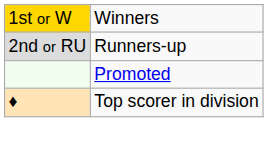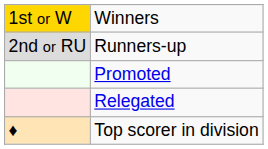+ row: (134, 102)
